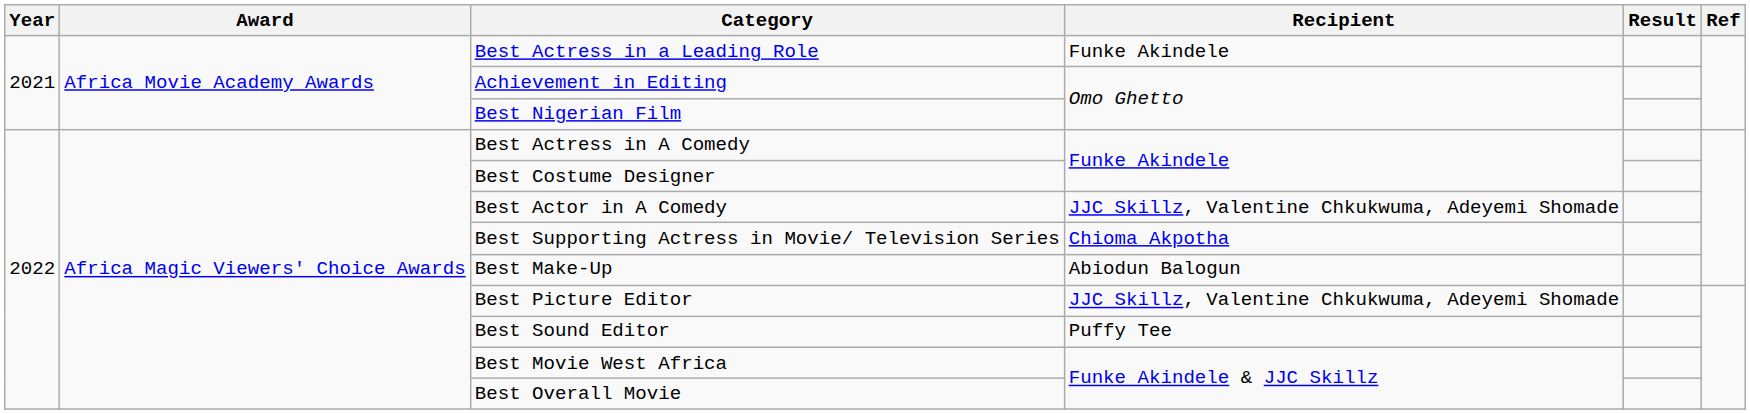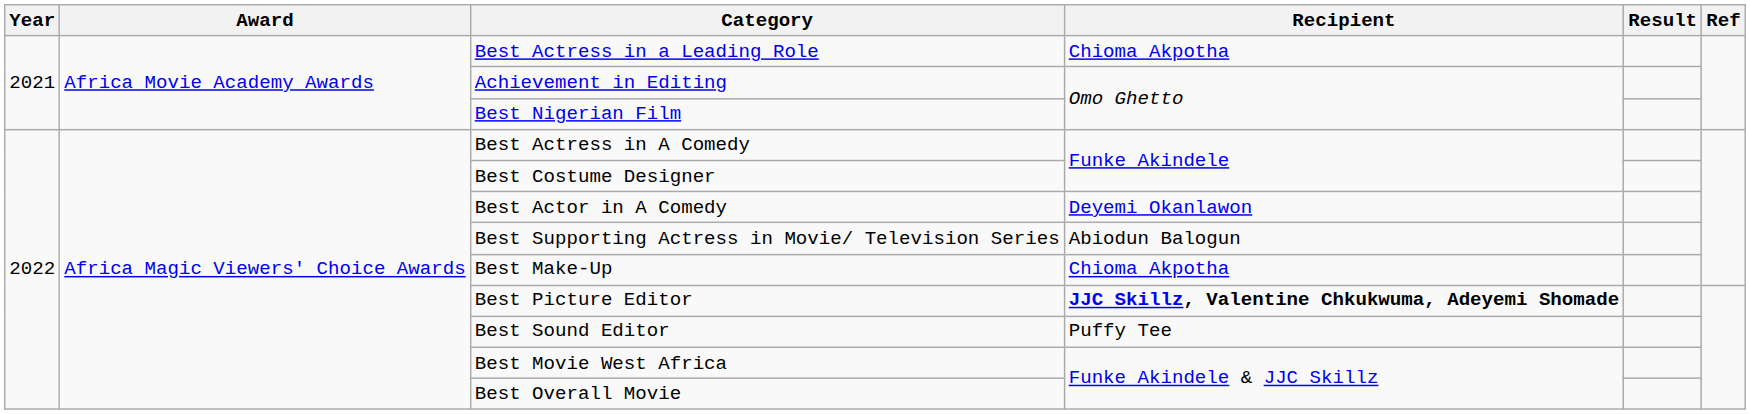(1149, 51) Funke Akindele -> (1149, 51) Chioma Akpotha
(1344, 207) JJC Skillz, Valentine Chkukwuma, Adeyemi Shomade -> (1160, 207) Deyemi Okanlawon
(1149, 238) Chioma Akpotha -> (1155, 238) Abiodun Balogun
(1155, 269) Abiodun Balogun -> (1149, 269) Chioma Akpotha
(1344, 301) normal -> (1344, 301) bold
